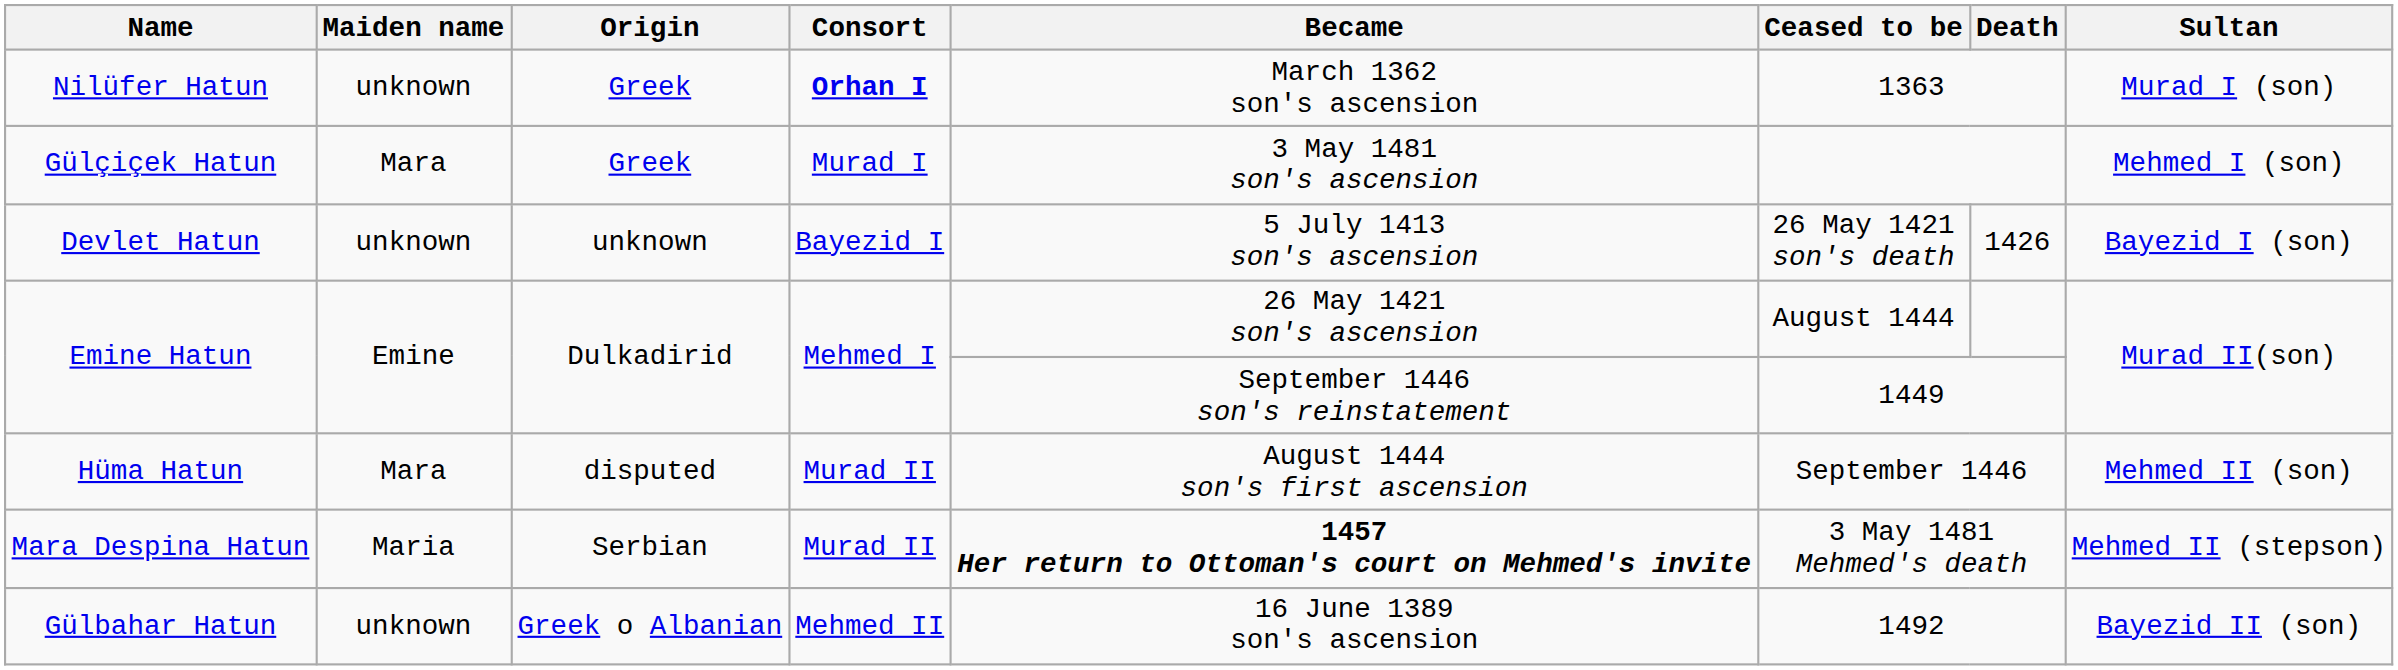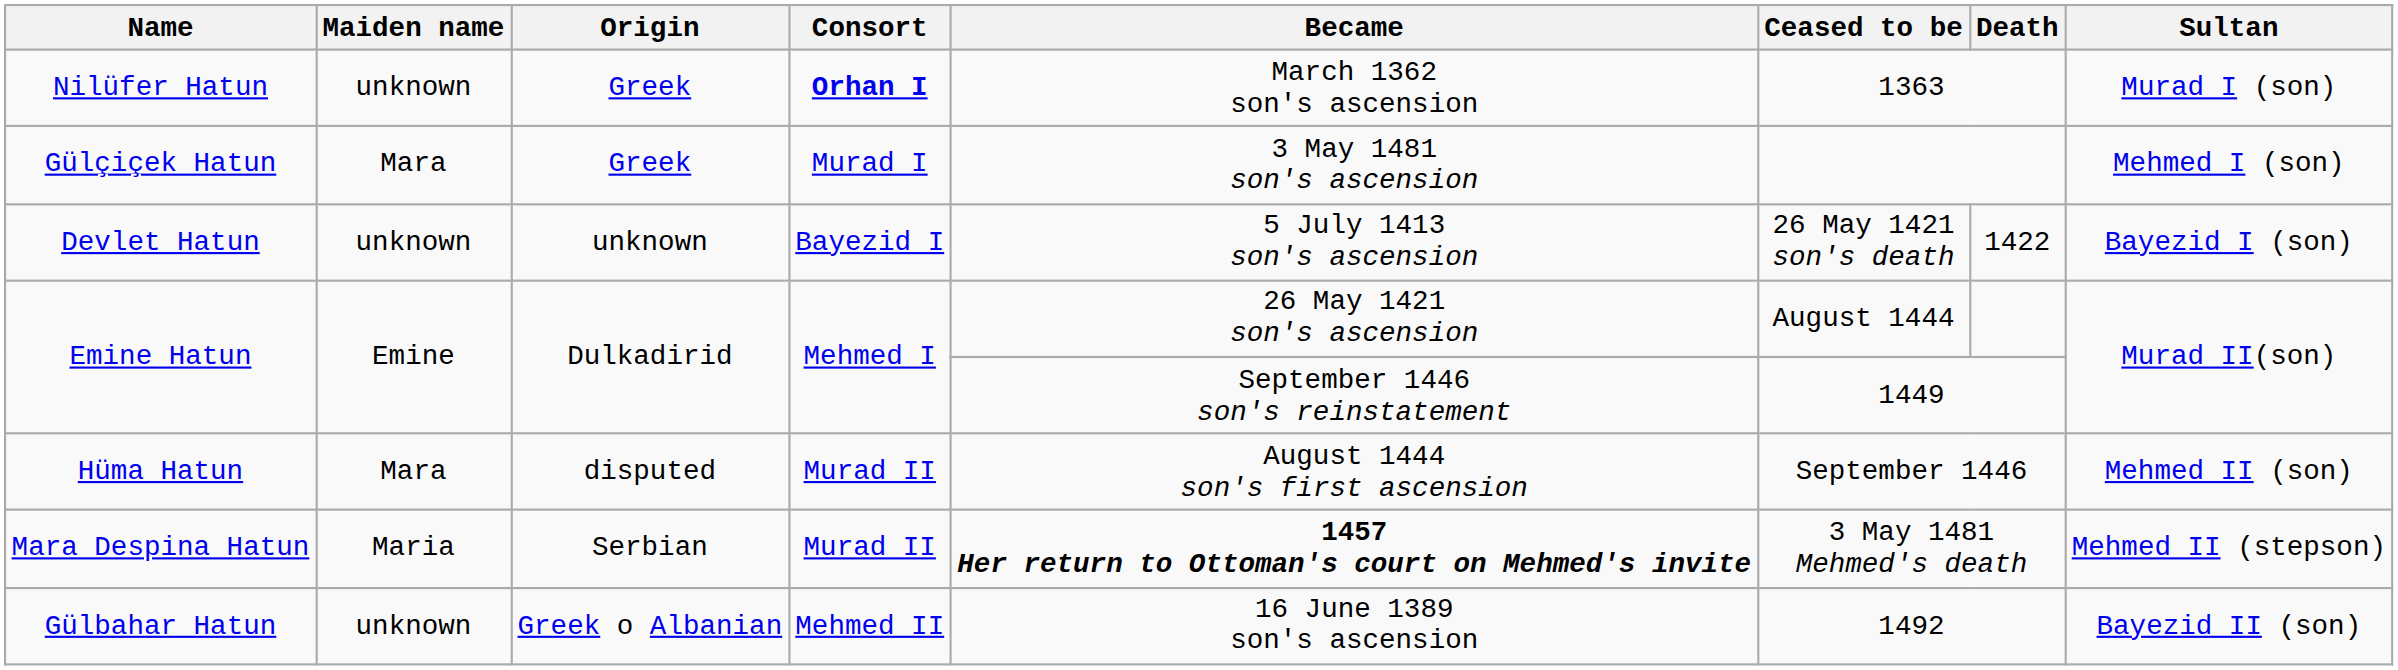(2017, 242) 1426 -> (2017, 242) 1422
